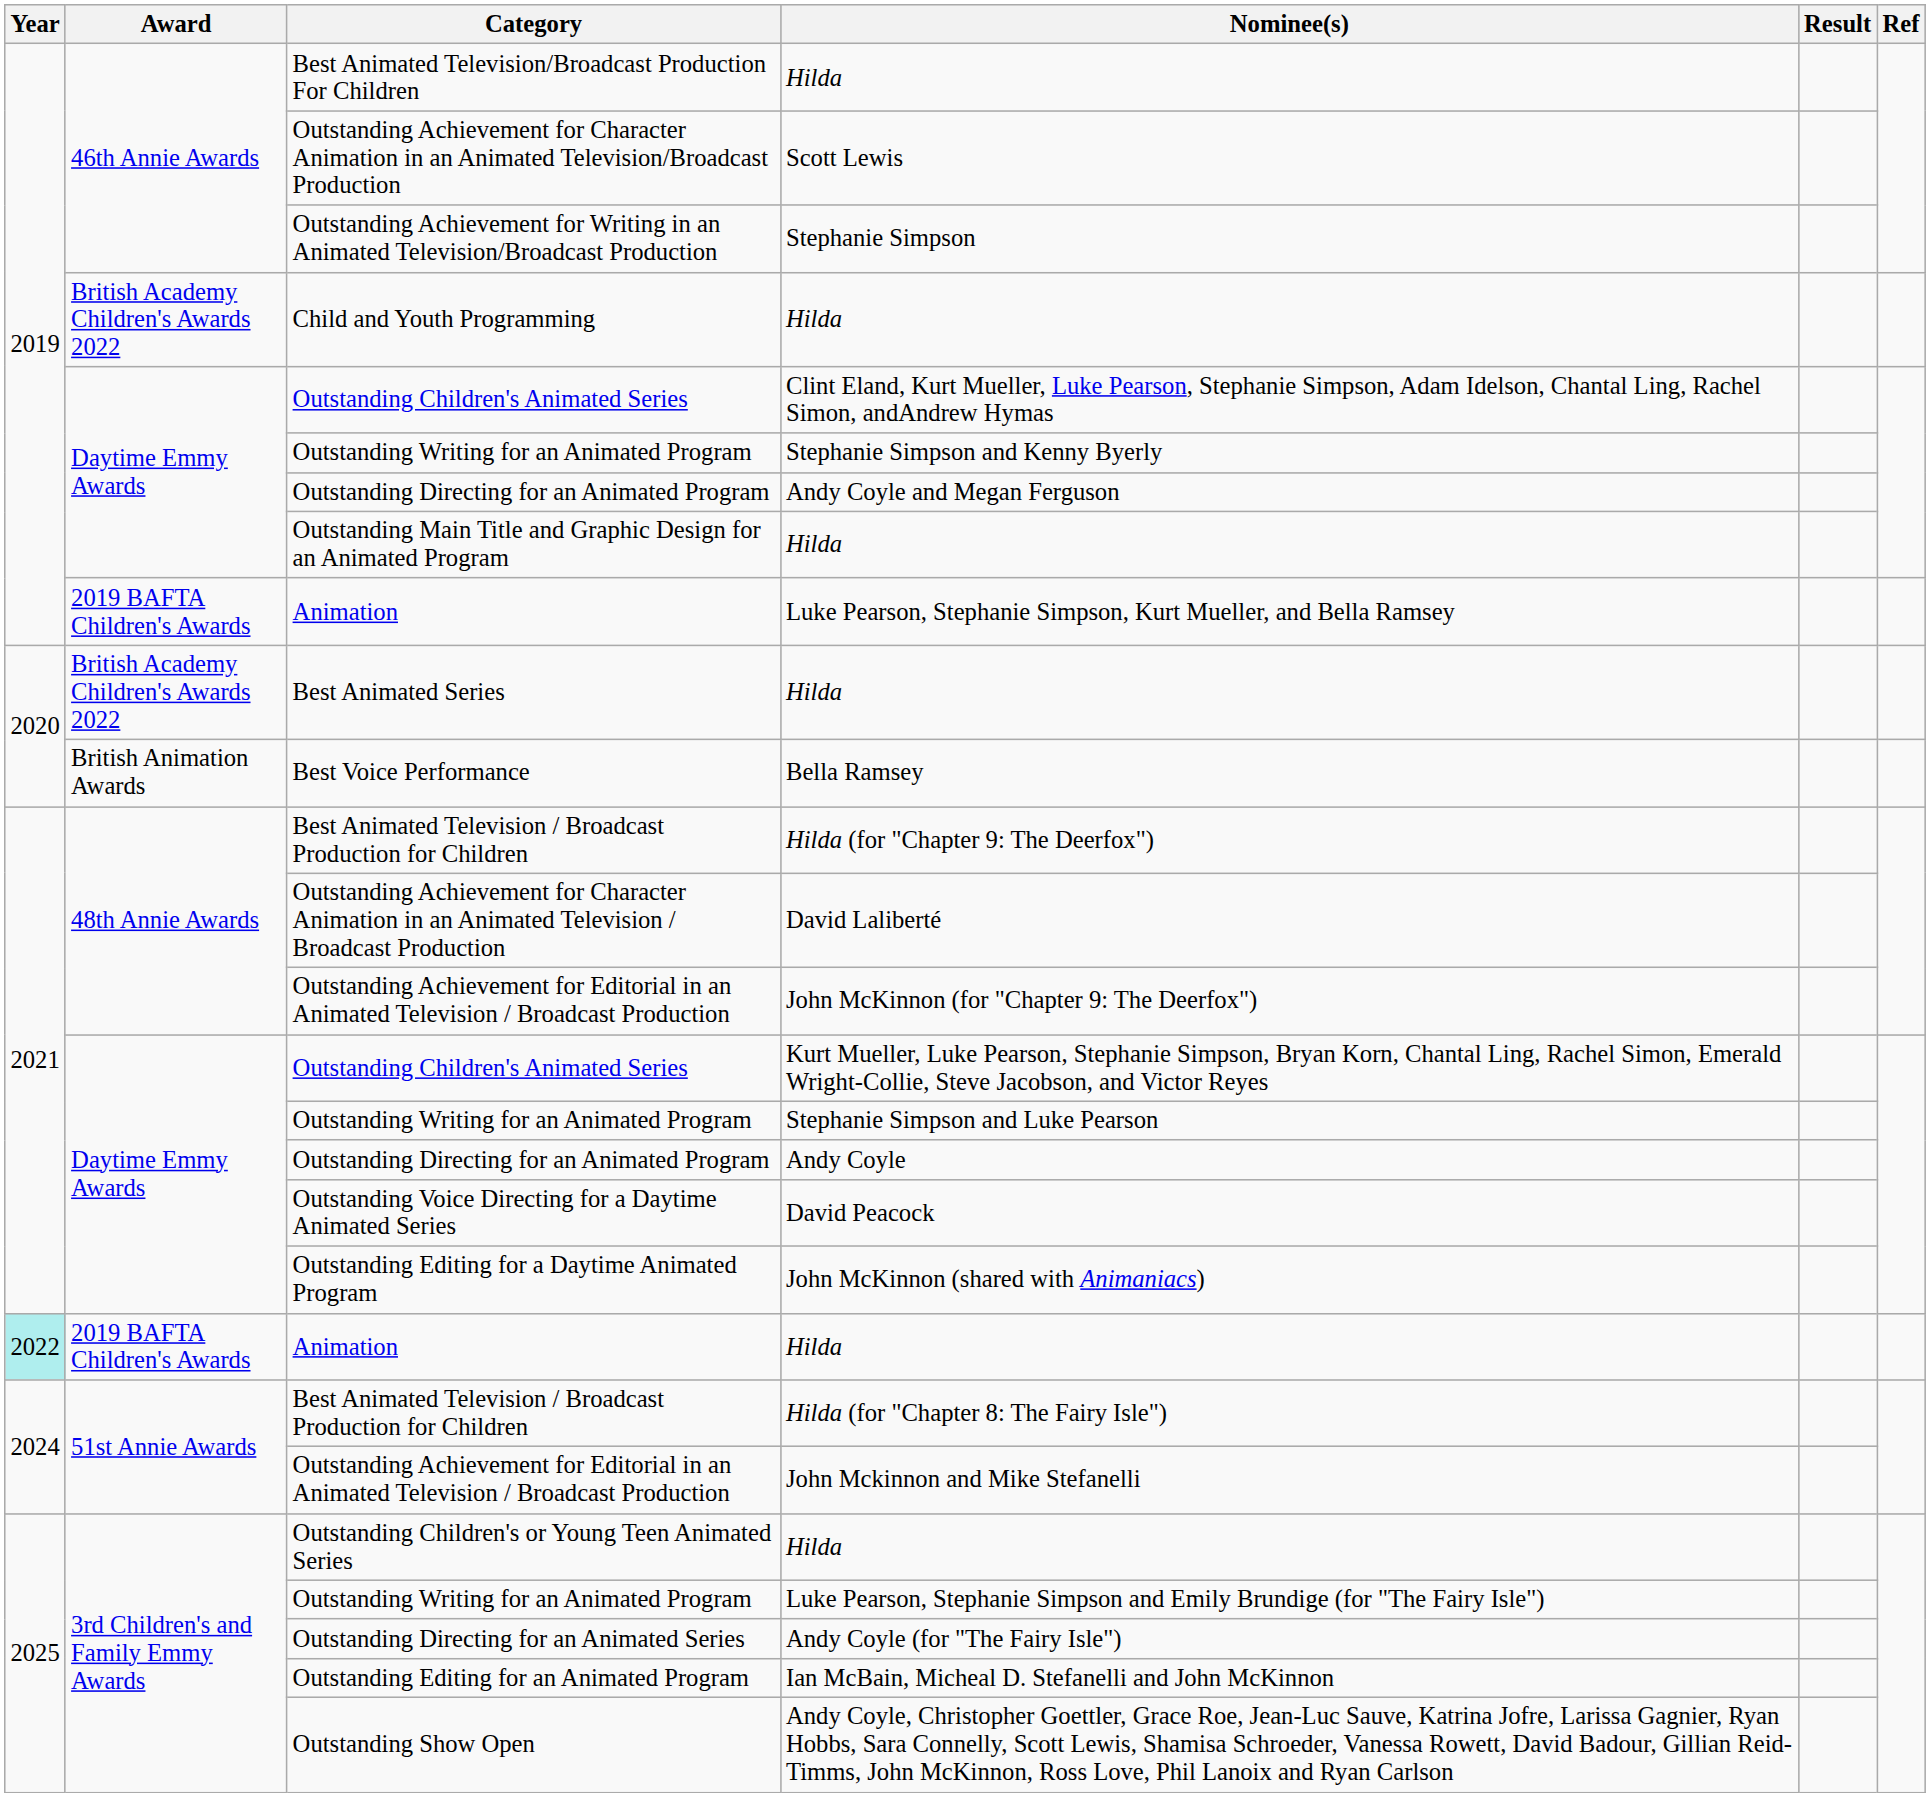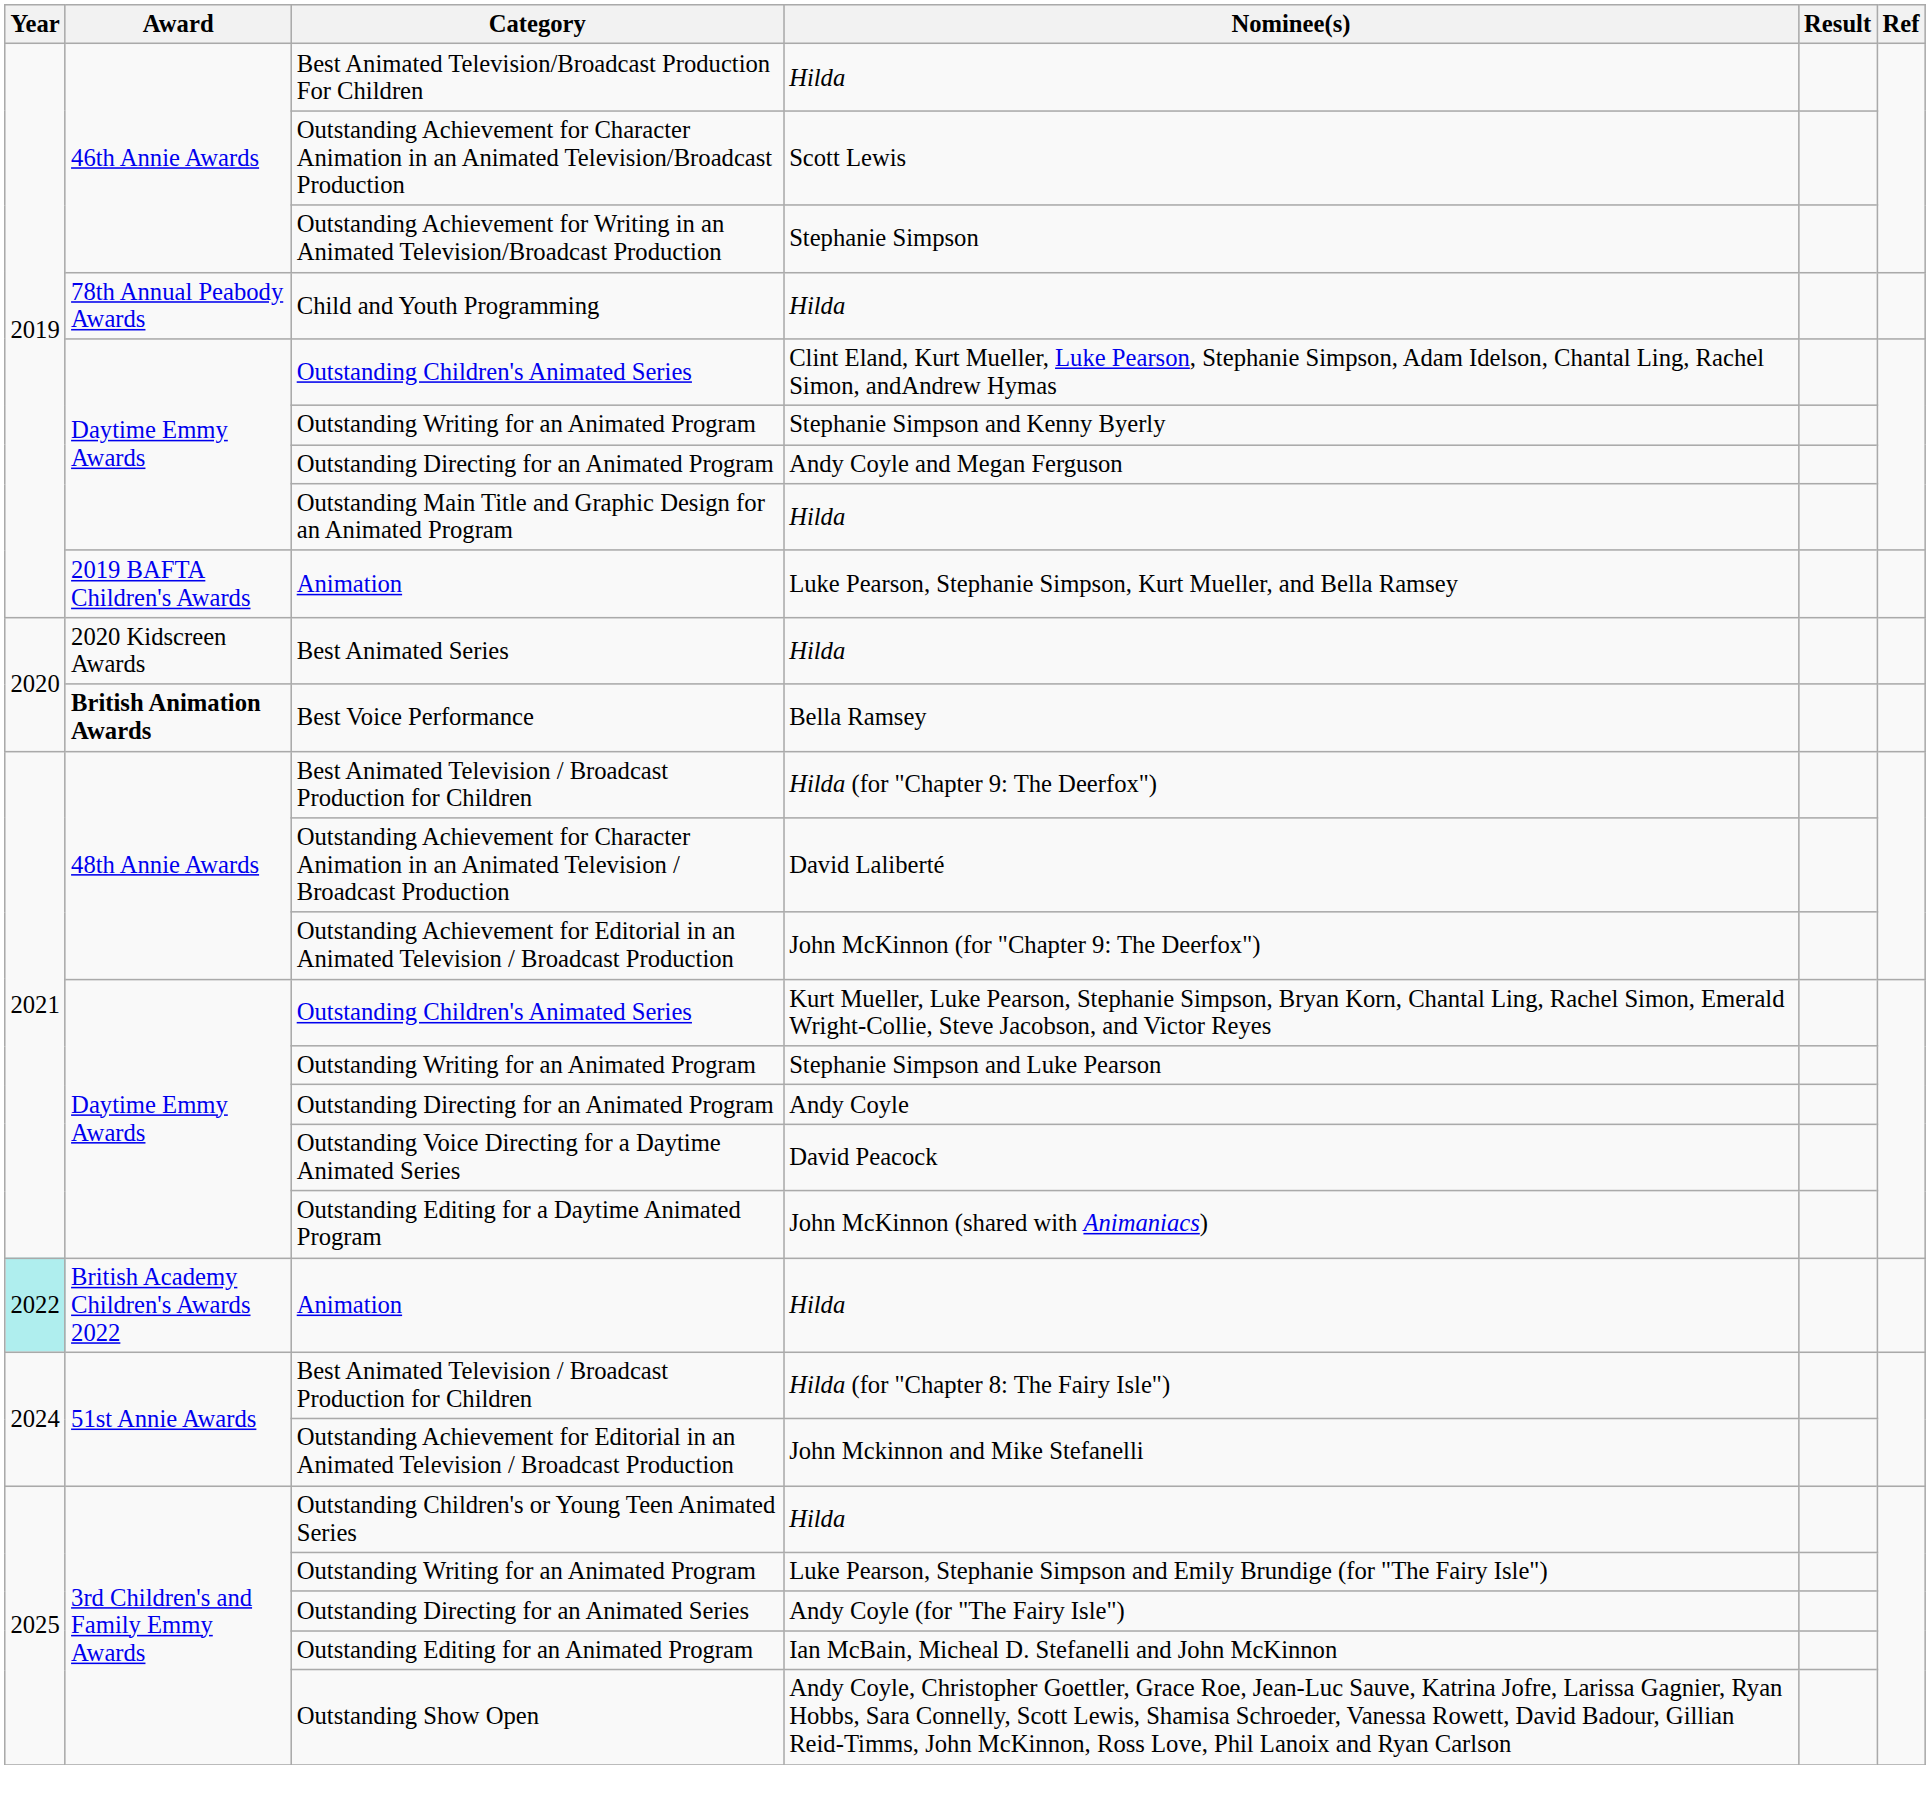(161, 318) British Academy Children's Awards 2022 -> (177, 305) 78th Annual Peabody Awards
(161, 692) British Academy Children's Awards 2022 -> (149, 650) 2020 Kidscreen Awards
(160, 772) normal -> (166, 717) bold
(161, 1346) 2019 BAFTA Children's Awards -> (161, 1304) British Academy Children's Awards 2022
